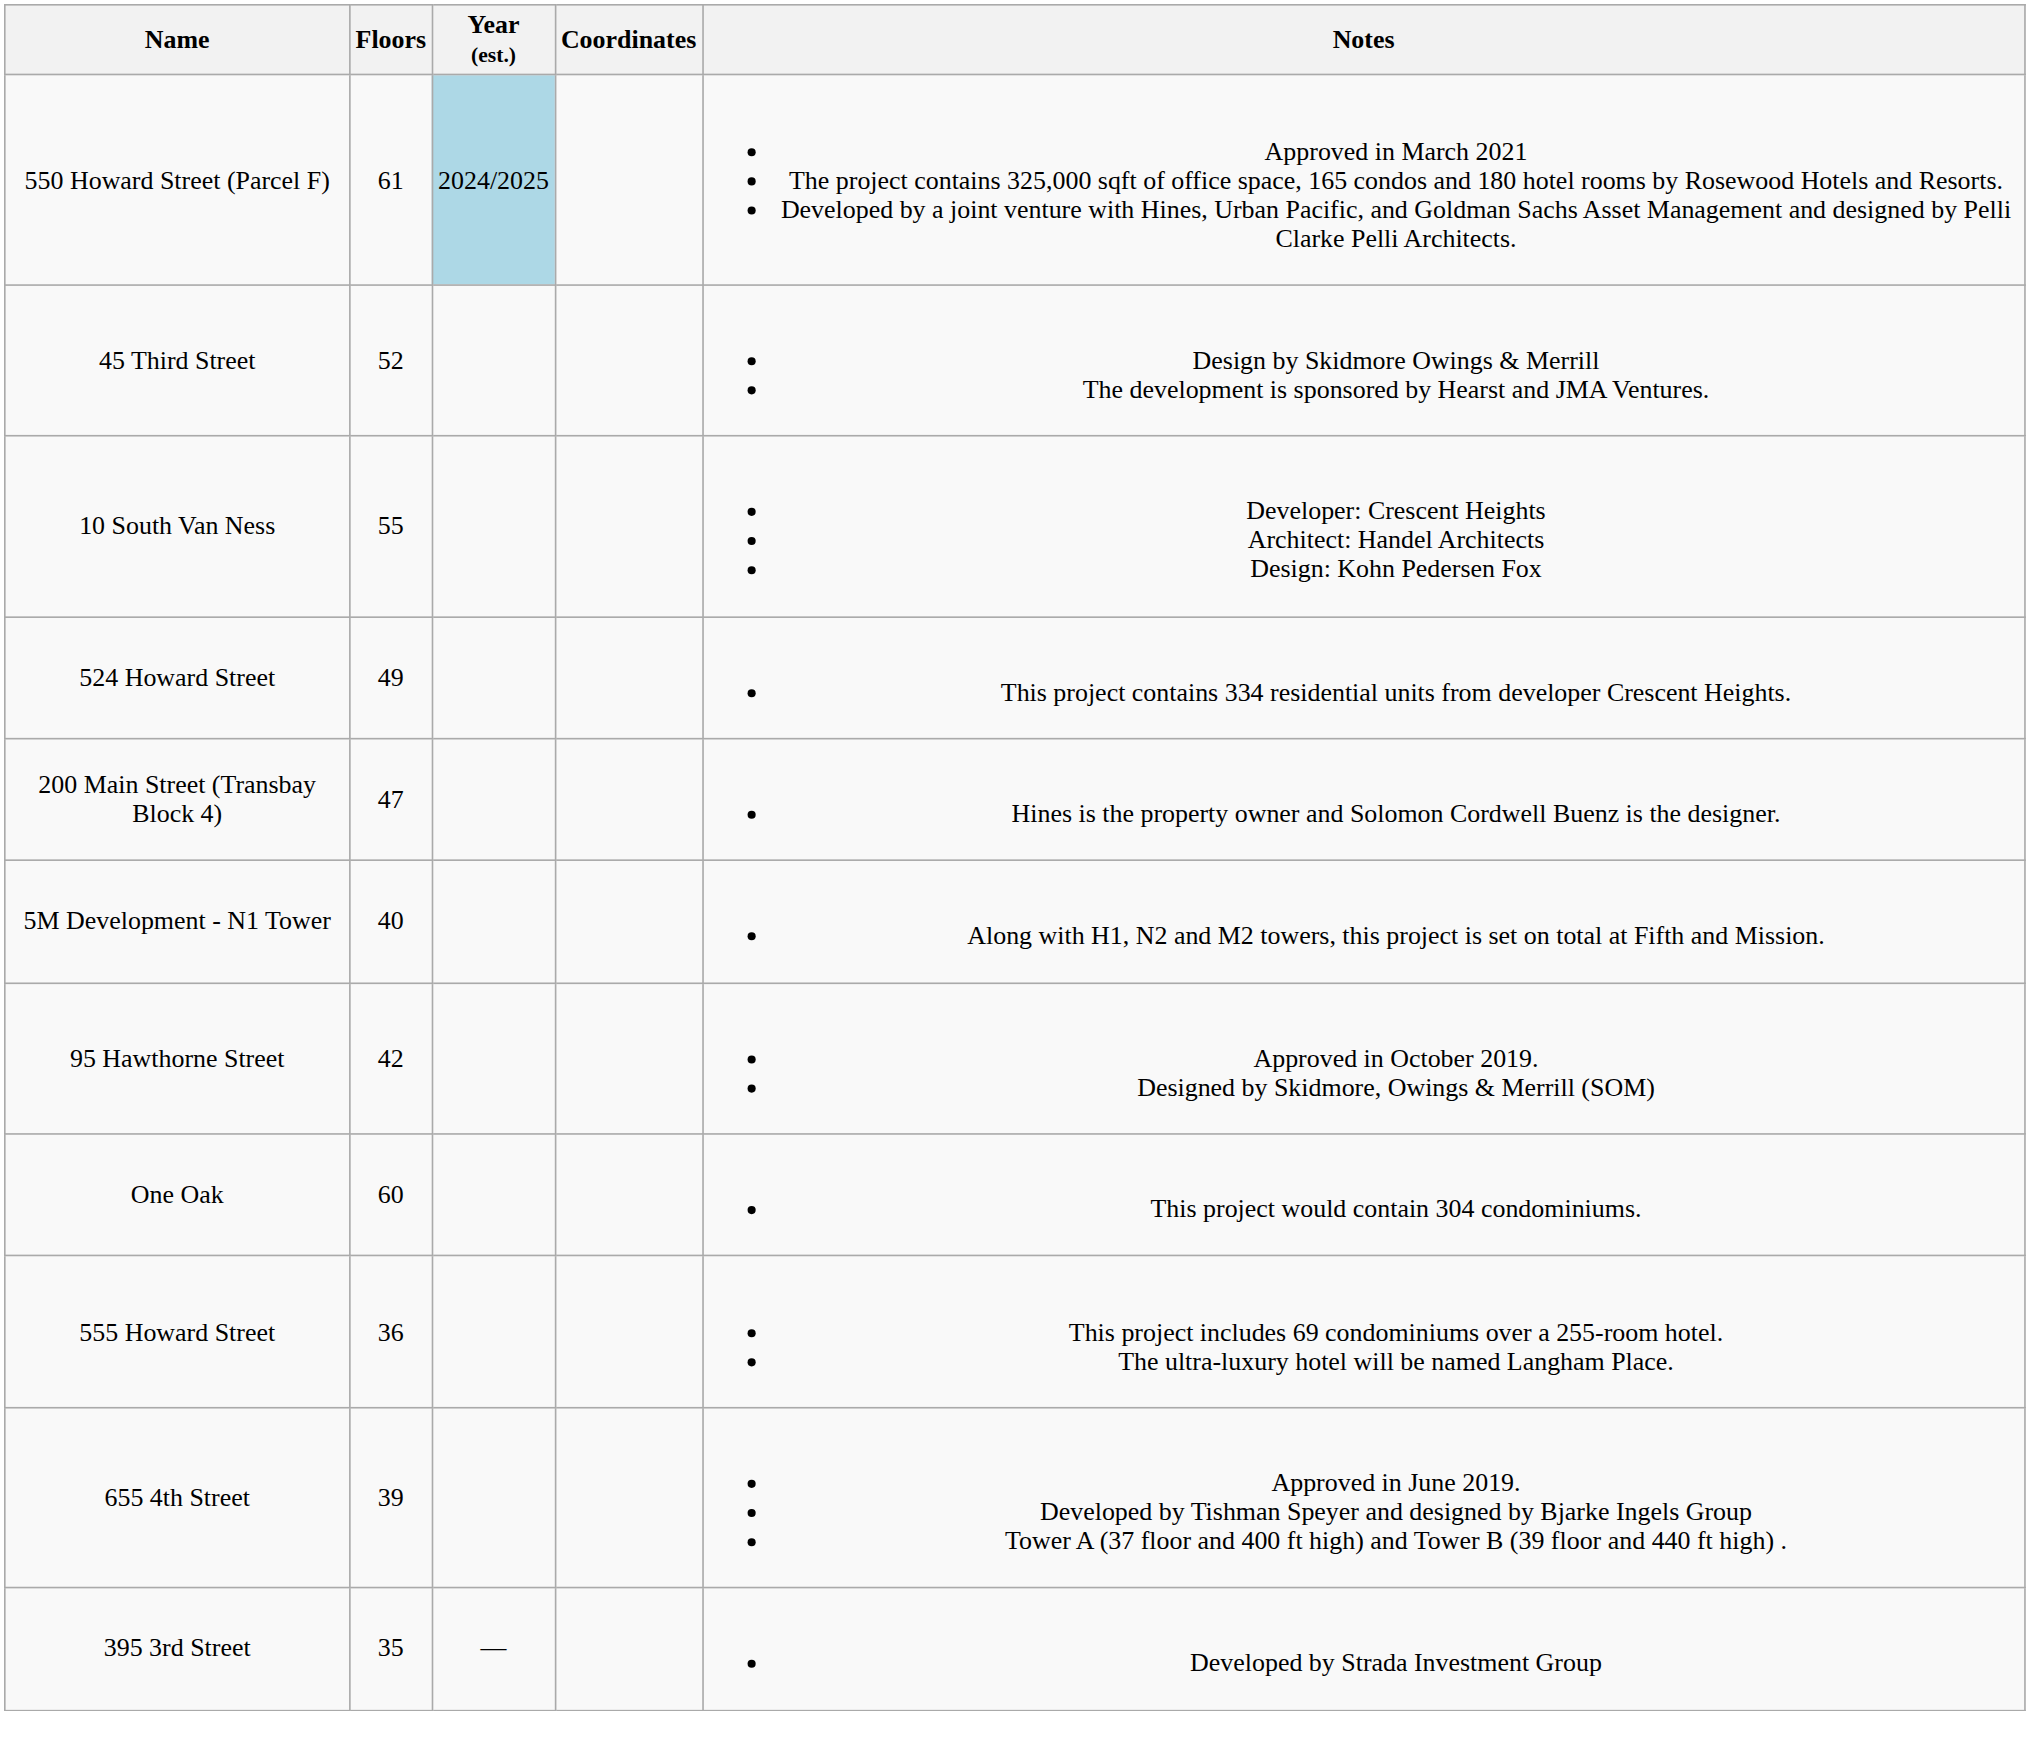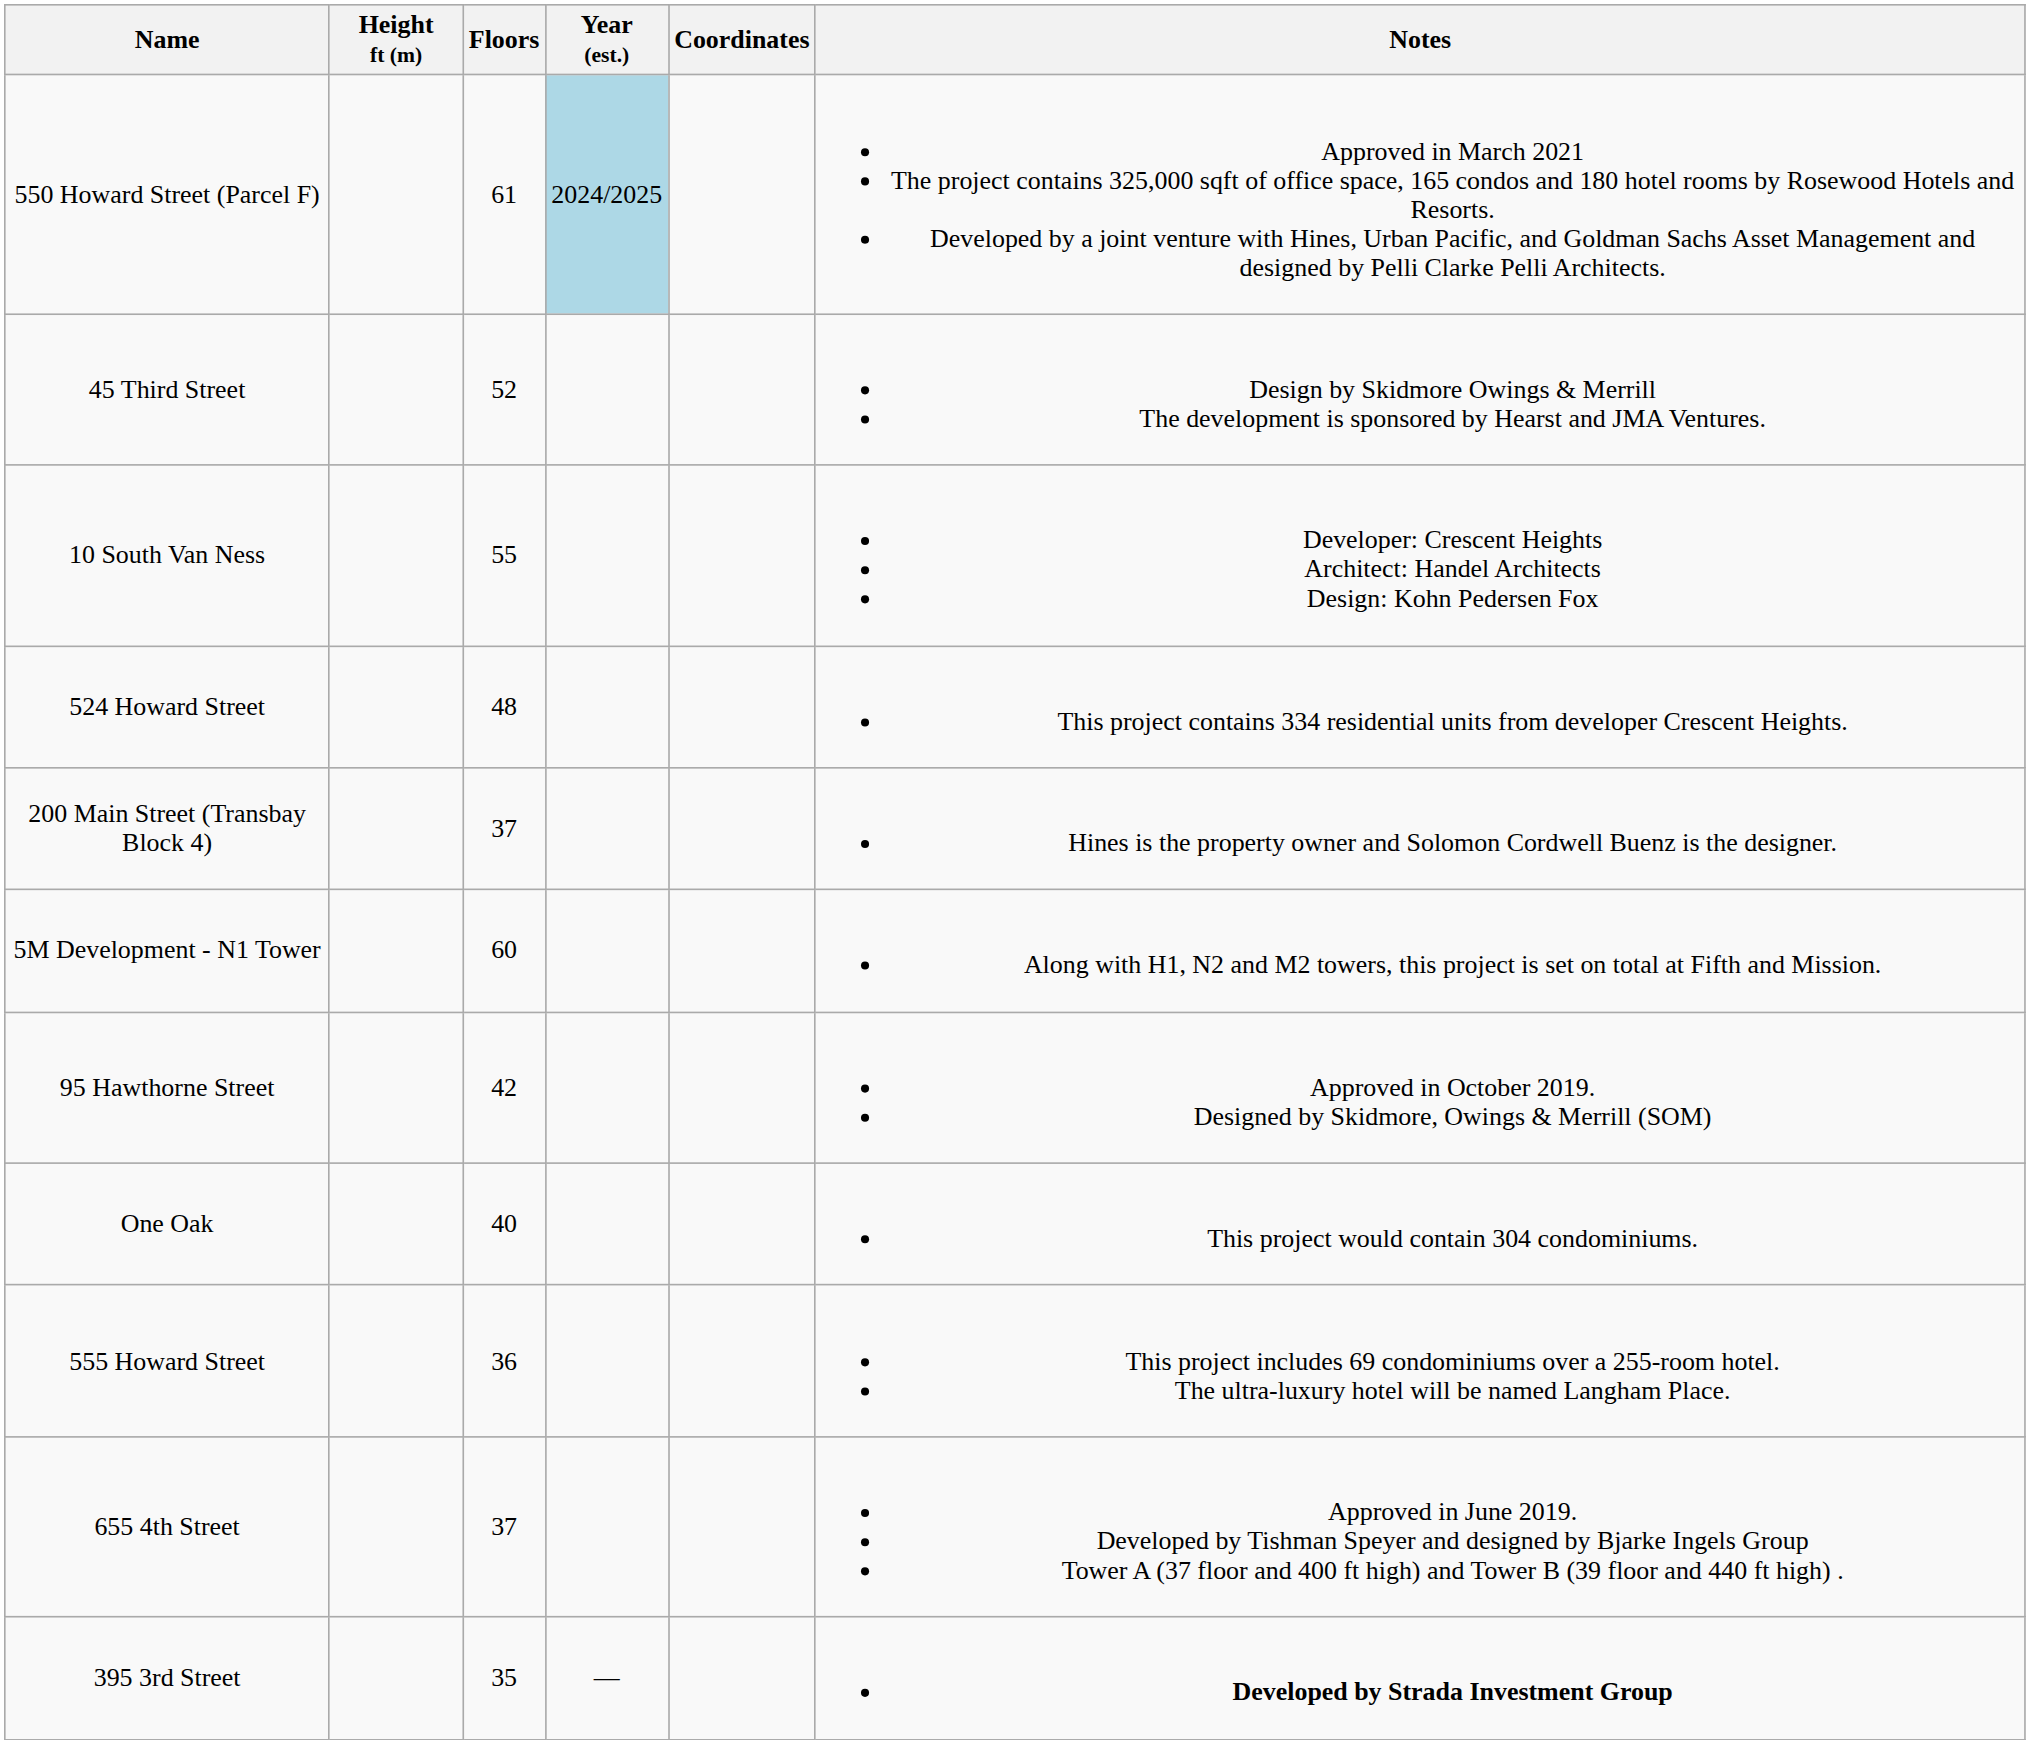+ column: (396, 39)
(391, 677) 49 -> (504, 706) 48
(391, 799) 47 -> (504, 828) 37
(391, 921) 40 -> (504, 950) 60
(391, 1194) 60 -> (504, 1223) 40
(391, 1497) 39 -> (504, 1526) 37
(1364, 1663) normal -> (1420, 1693) bold
